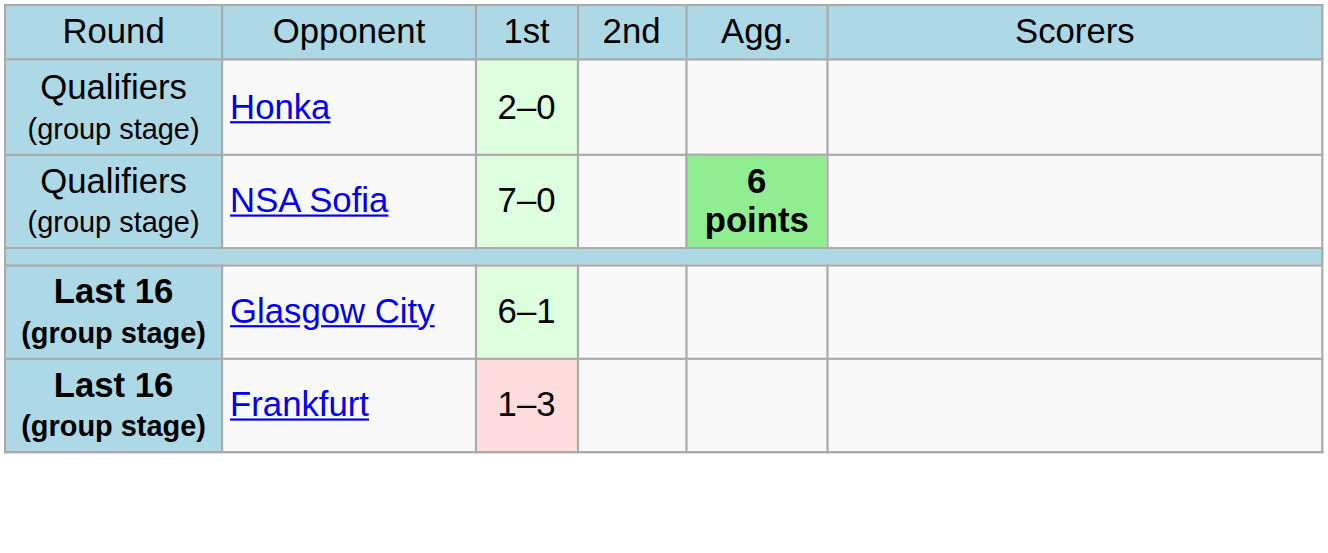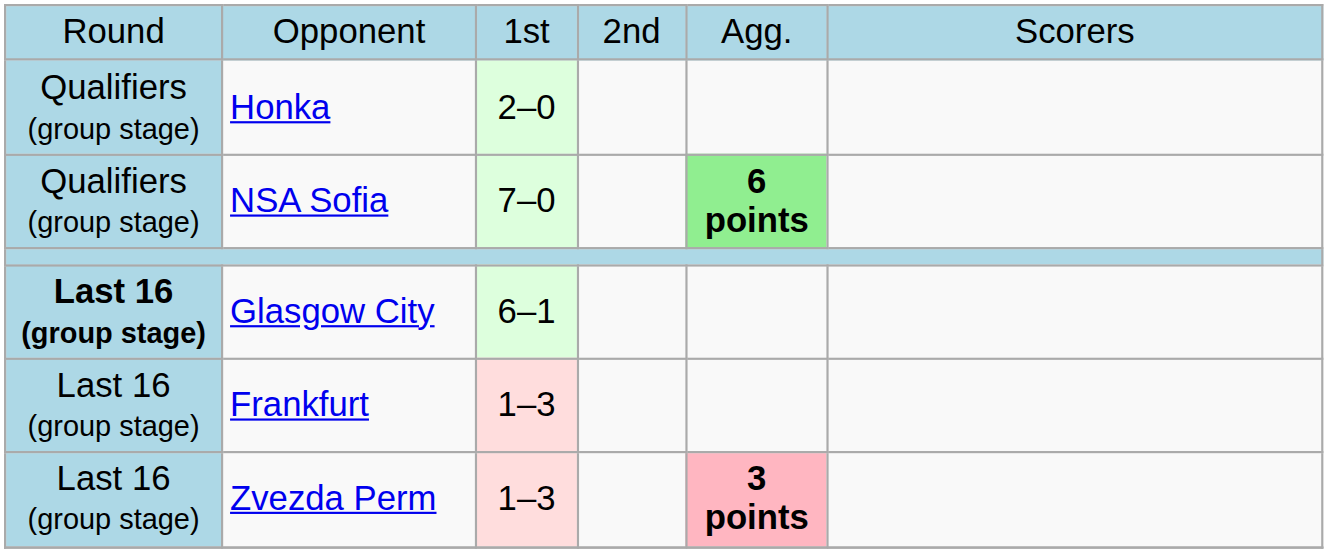(114, 405) bold -> (114, 405) normal
+ row: (333, 499)
